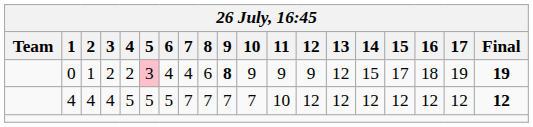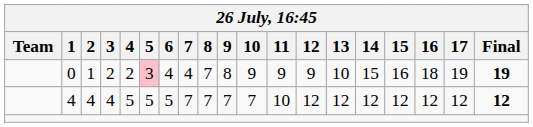(208, 73) 6 -> (208, 73) 7
(227, 73) bold -> (227, 73) normal
(341, 73) 12 -> (341, 73) 10
(400, 73) 17 -> (400, 73) 16
